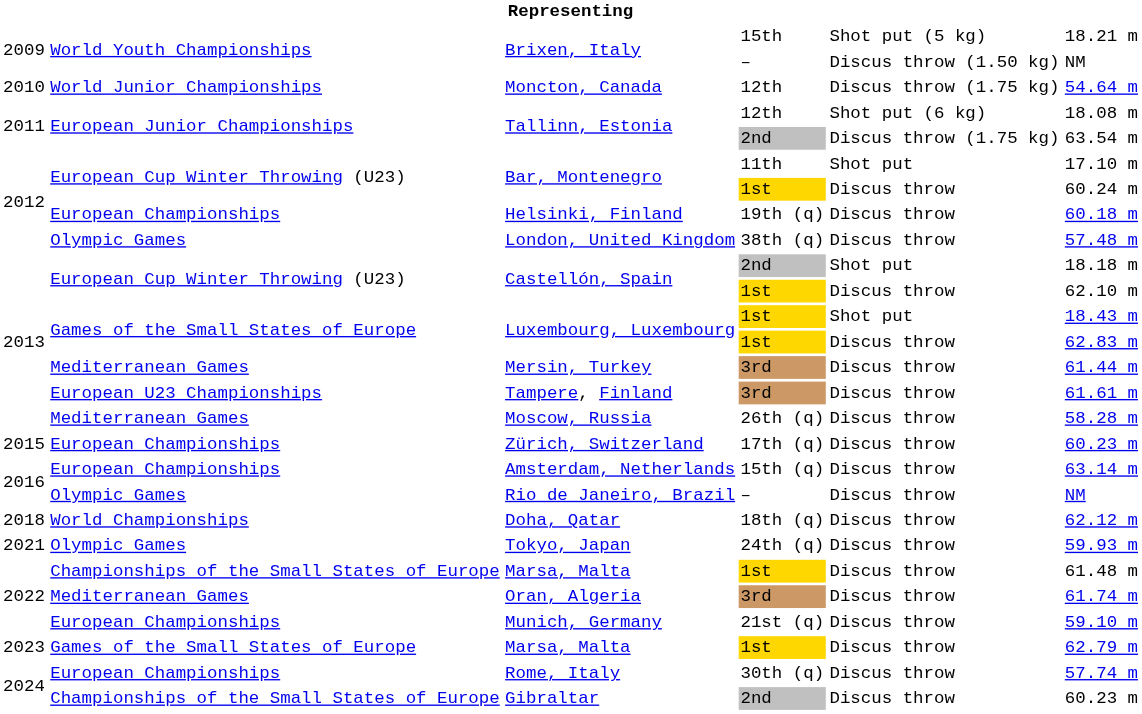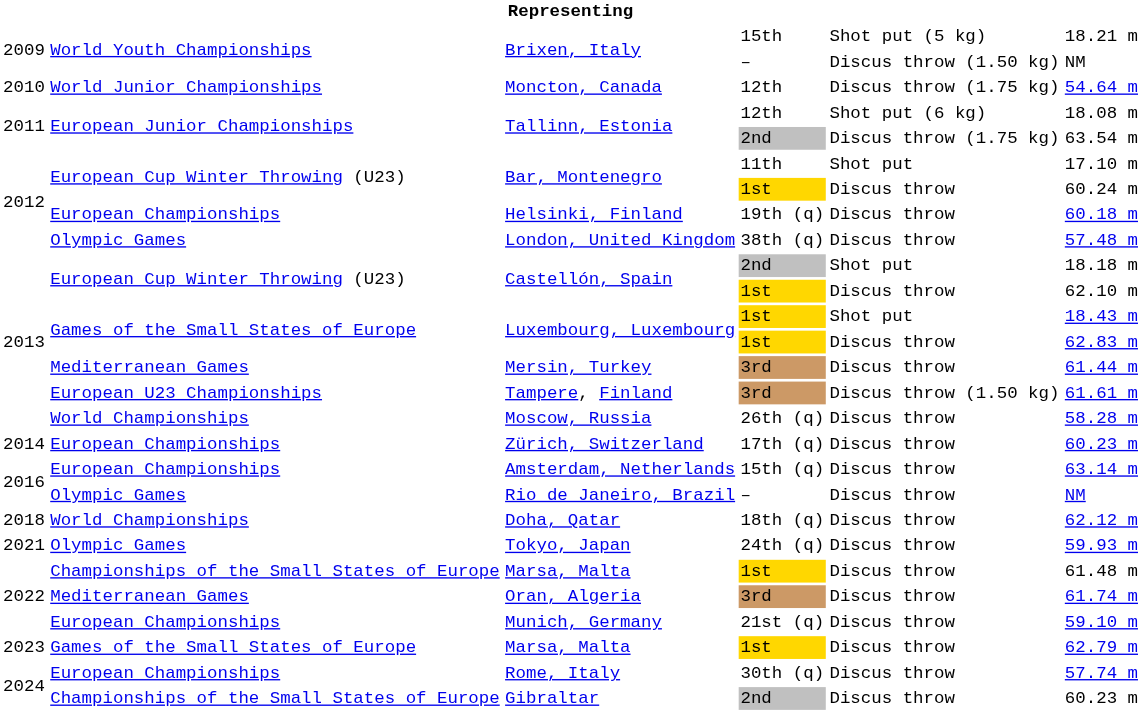(892, 393) Discus throw -> (944, 393) Discus throw (1.50 kg)
(150, 418) Mediterranean Games -> (150, 418) World Championships
(24, 444) 2015 -> (24, 444) 2014
